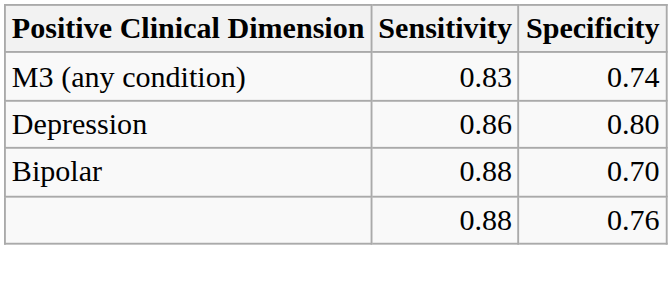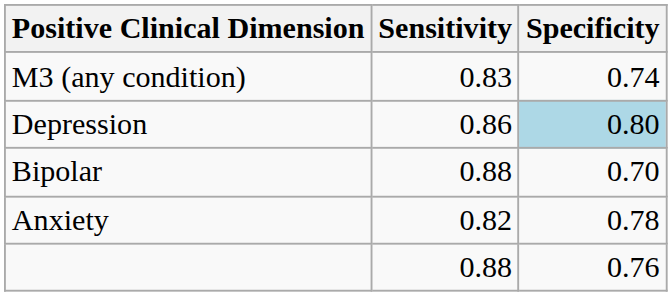(633, 123) no background -> (633, 123) lightblue background
+ row: (60, 219)
